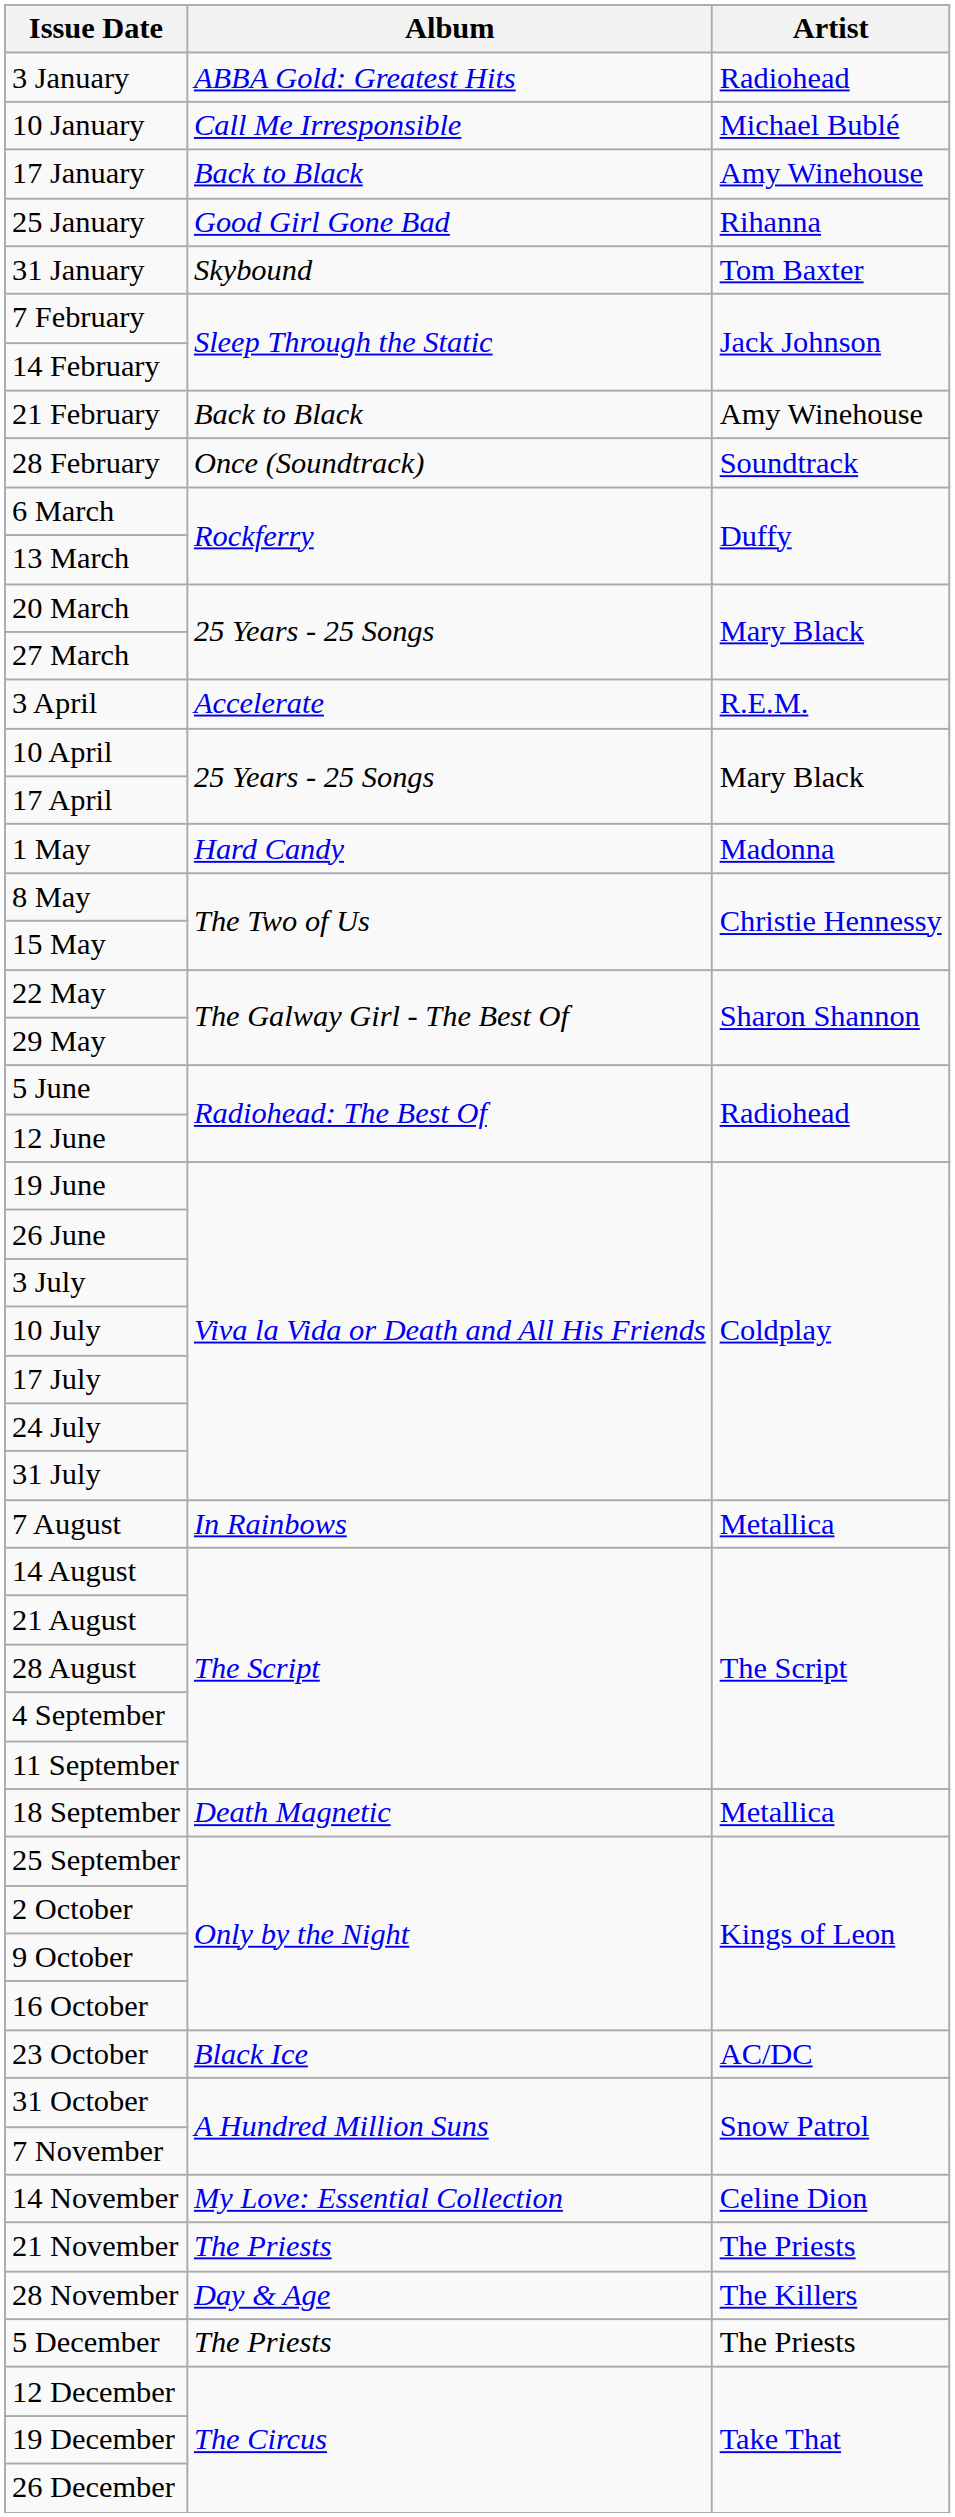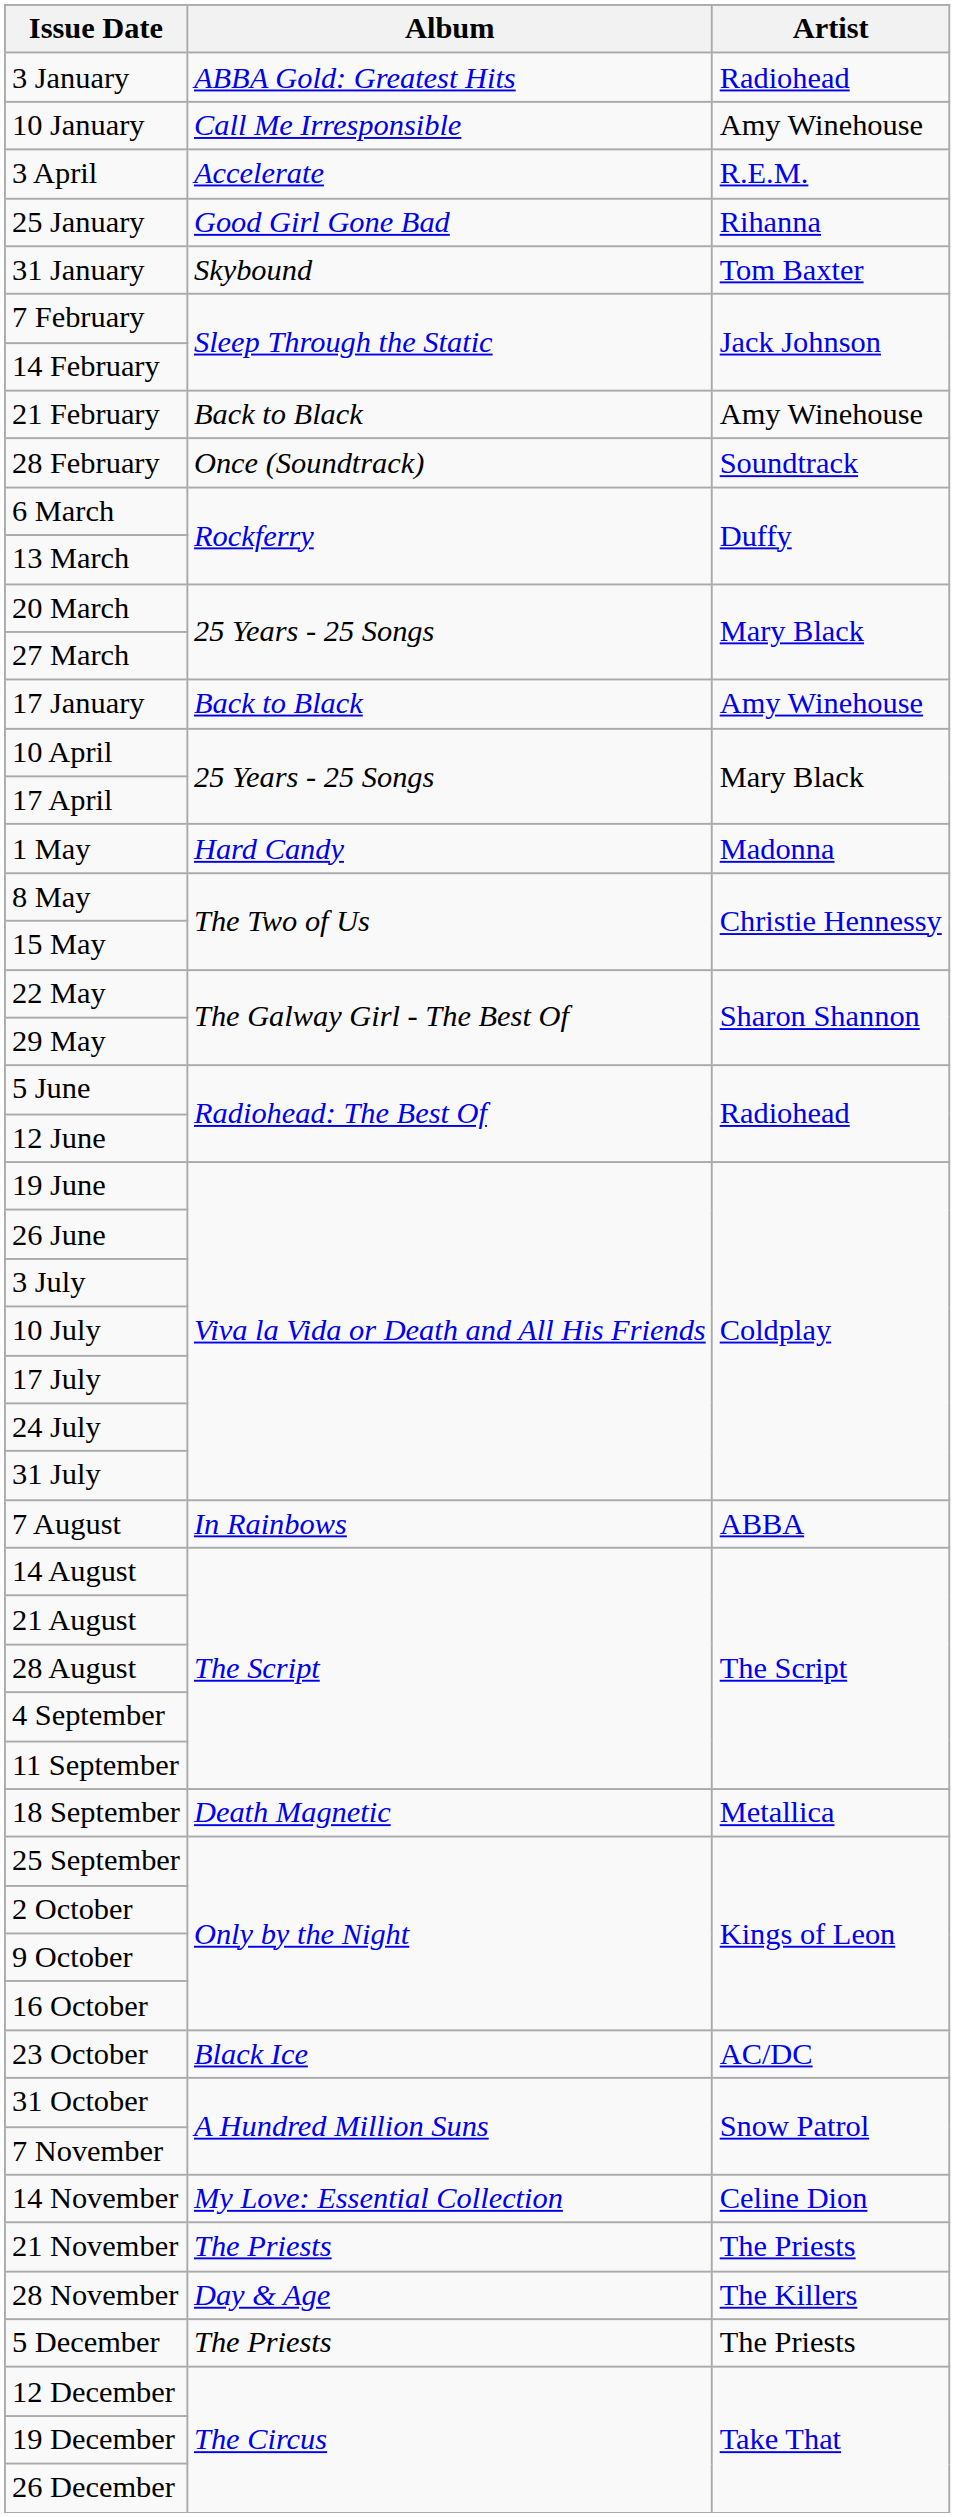(810, 125) Michael Bublé -> (821, 125) Amy Winehouse
rows swapped: (78, 173) <-> (55, 703)
(777, 1523) Metallica -> (762, 1523) ABBA
